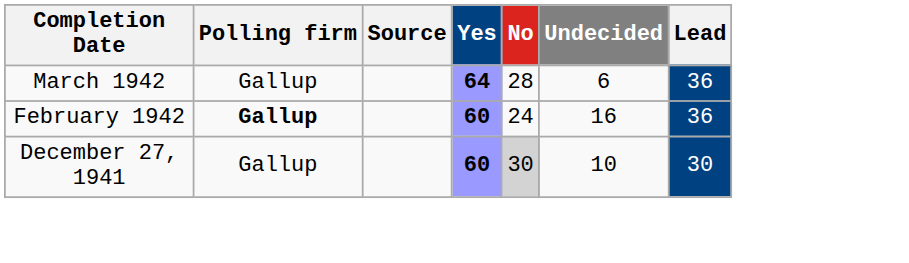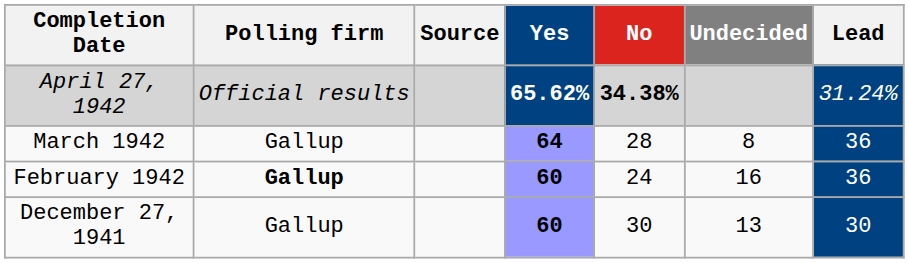+ row: (99, 96)
(604, 83) 6 -> (749, 144) 8
(521, 167) lightgrey background -> (639, 227) no background
(604, 167) 10 -> (749, 227) 13
